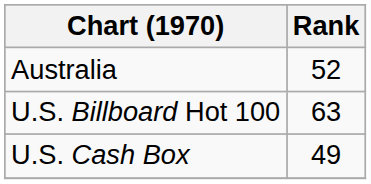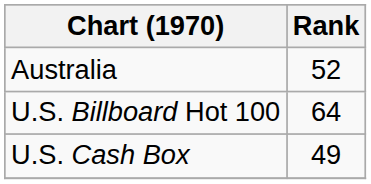(326, 112) 63 -> (326, 112) 64
